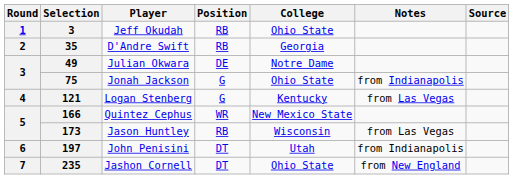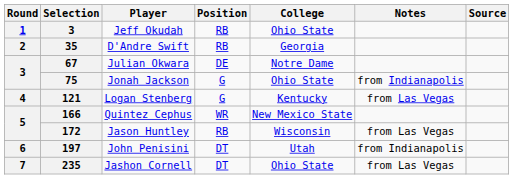(71, 64) 49 -> (71, 64) 67
(71, 132) 173 -> (71, 132) 172
(410, 165) from New England -> (410, 165) from Las Vegas
